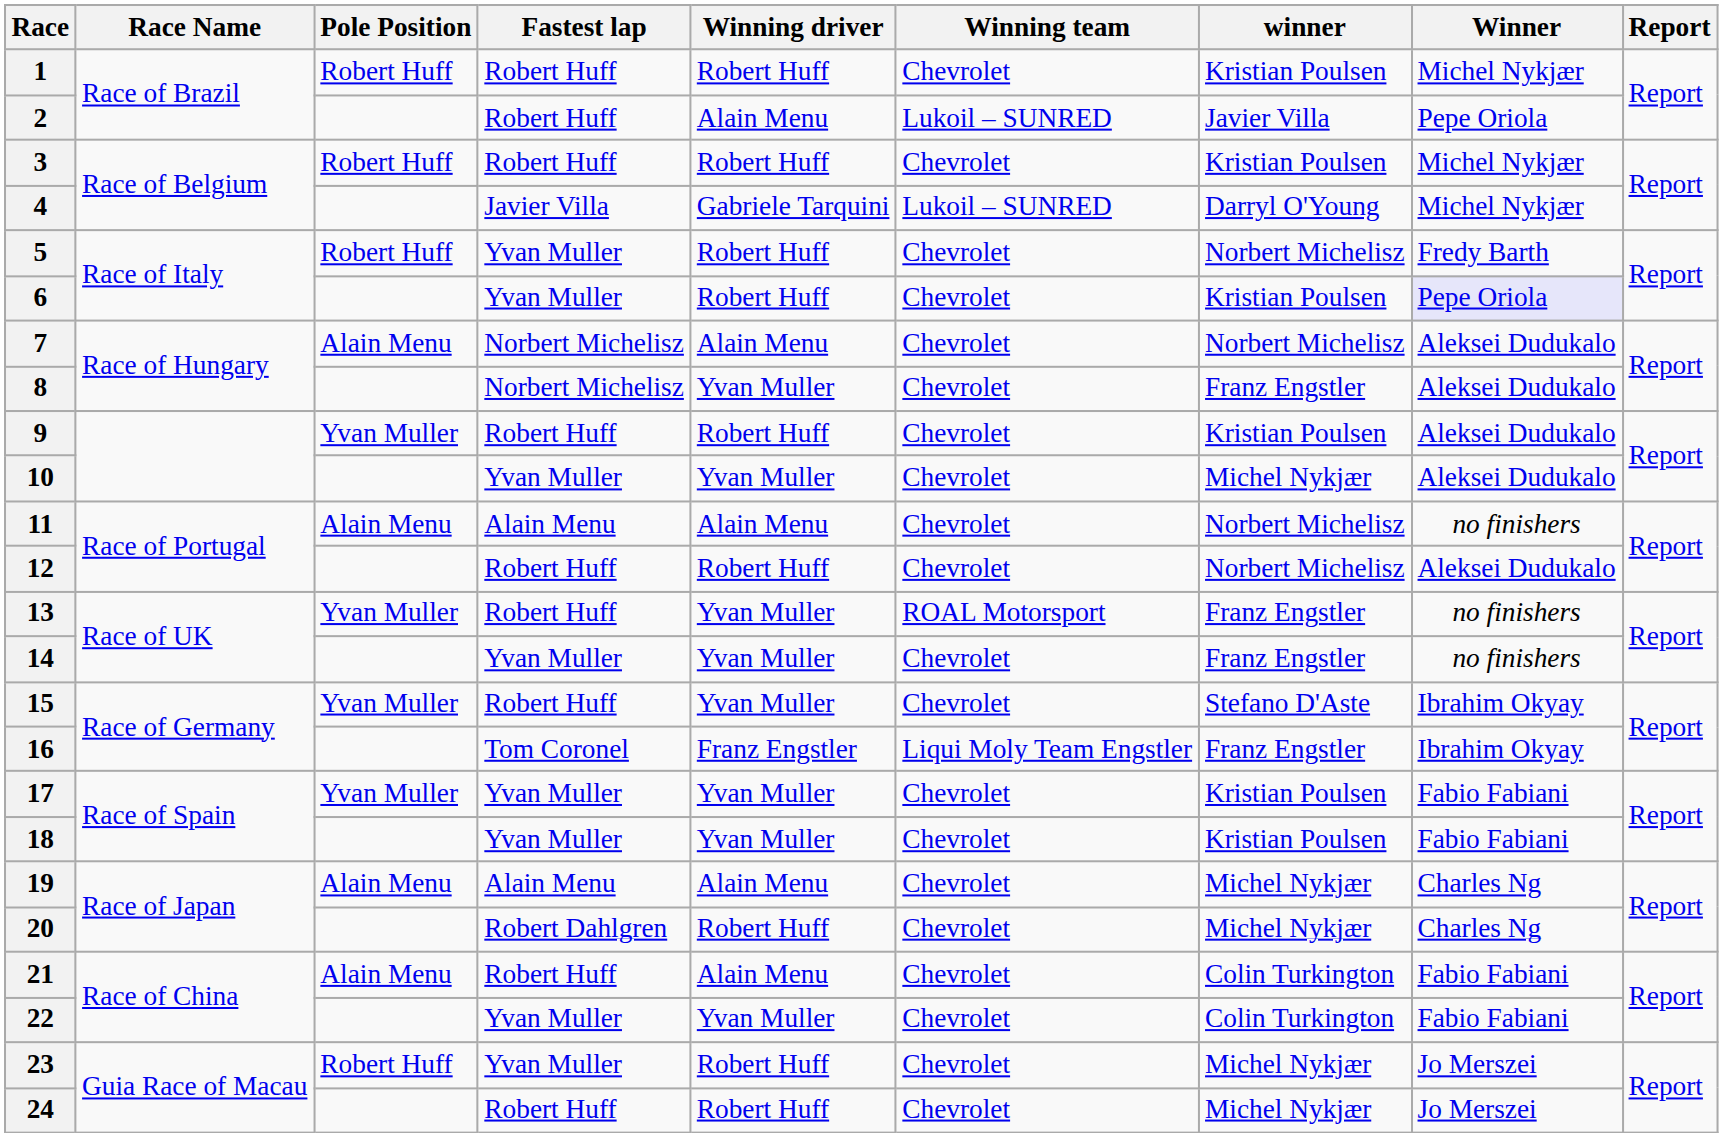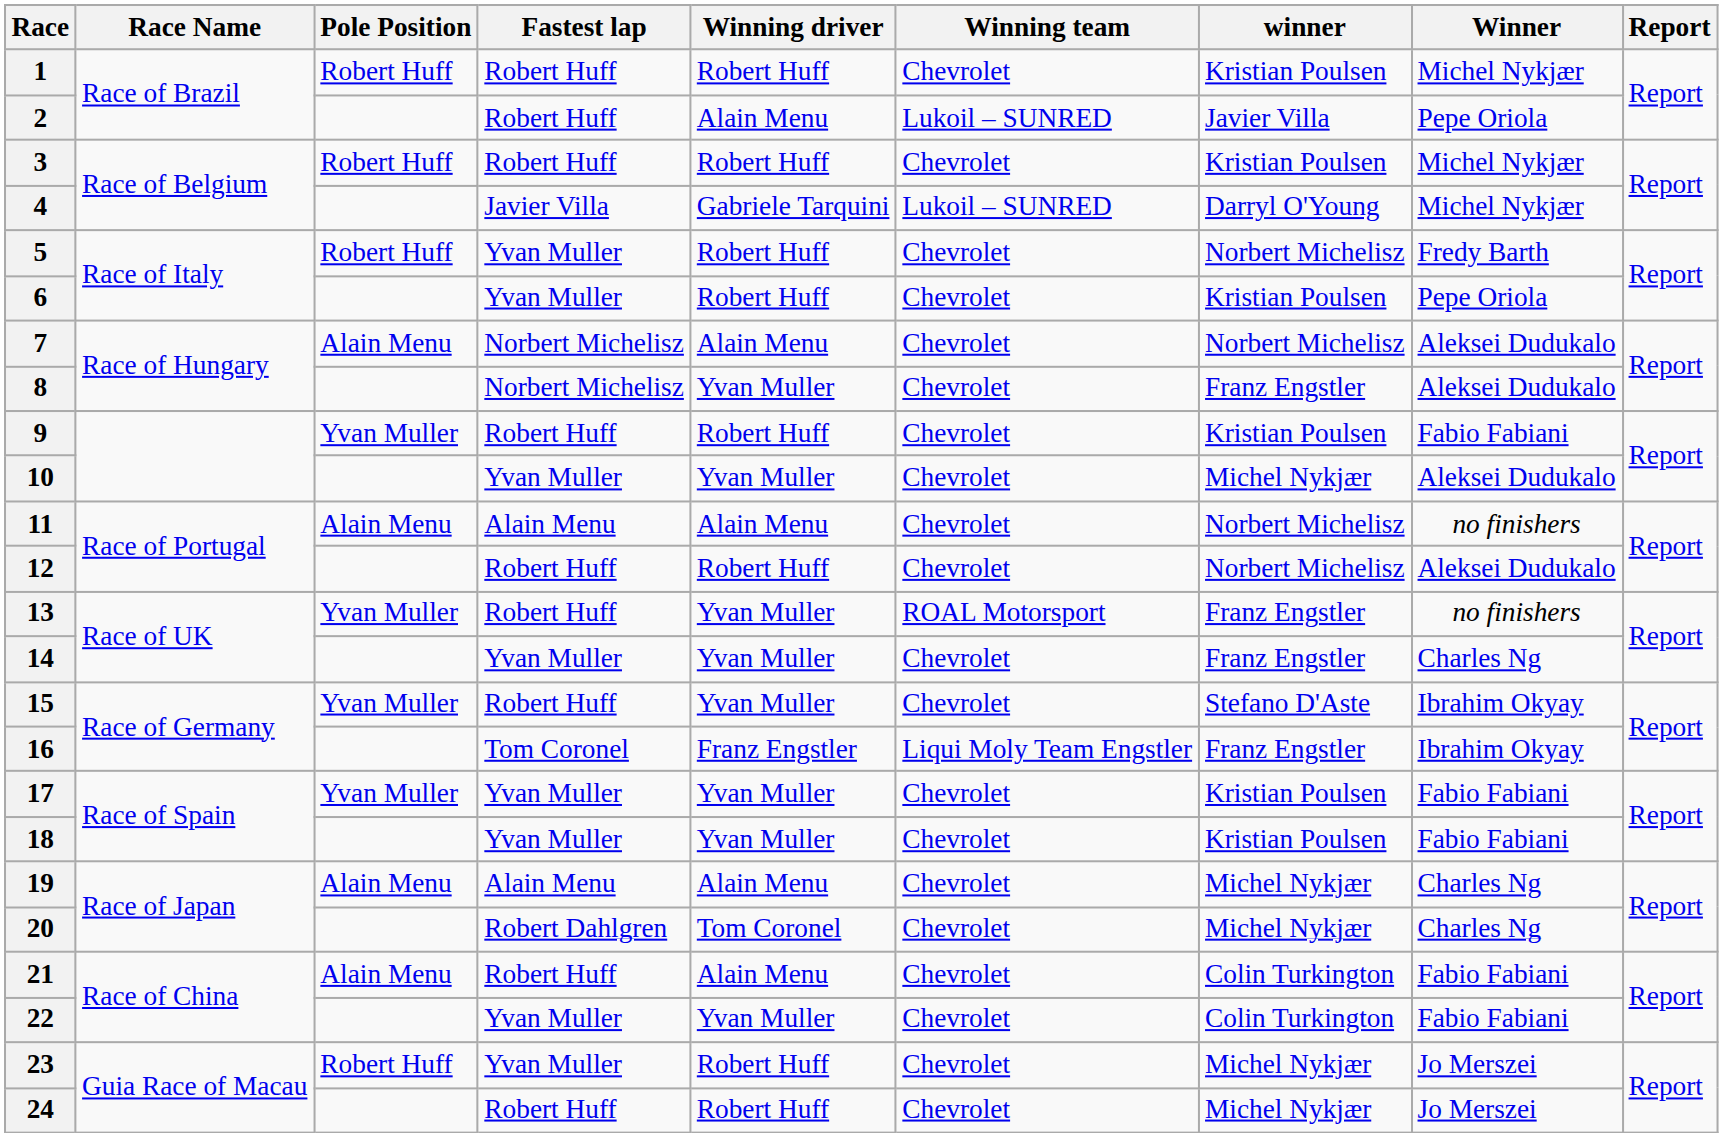(1482, 297) lavender background -> (1482, 297) no background
(1517, 432) Aleksei Dudukalo -> (1493, 432) Fabio Fabiani
(1517, 658) no finishers -> (1479, 658) Charles Ng
(763, 928) Robert Huff -> (769, 928) Tom Coronel
